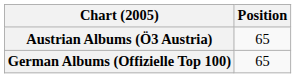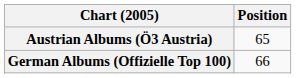(262, 61) 65 -> (262, 61) 66
